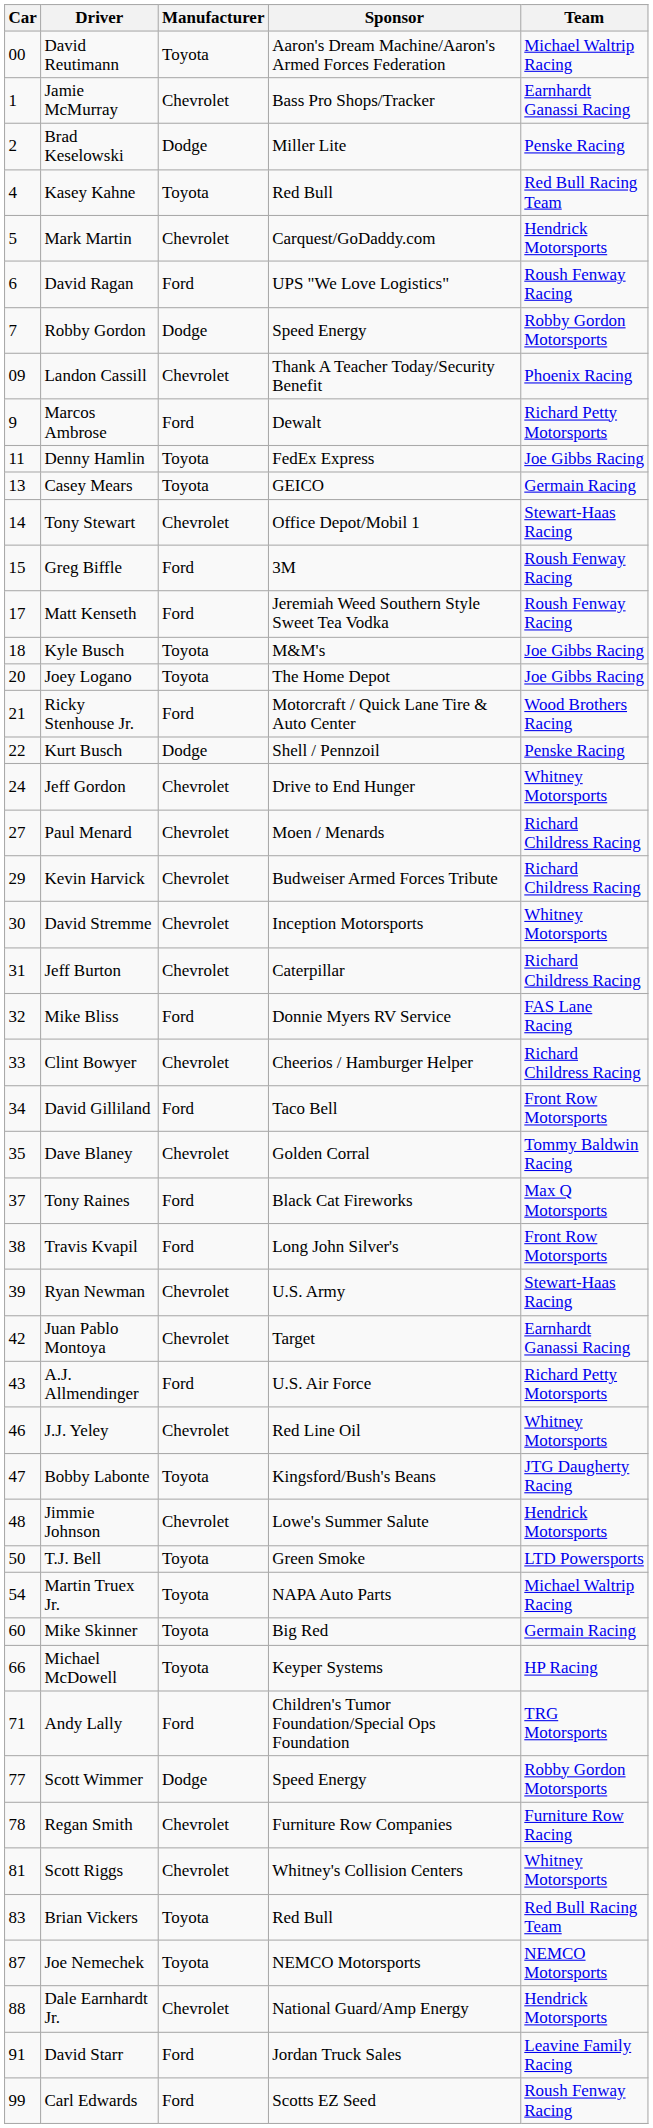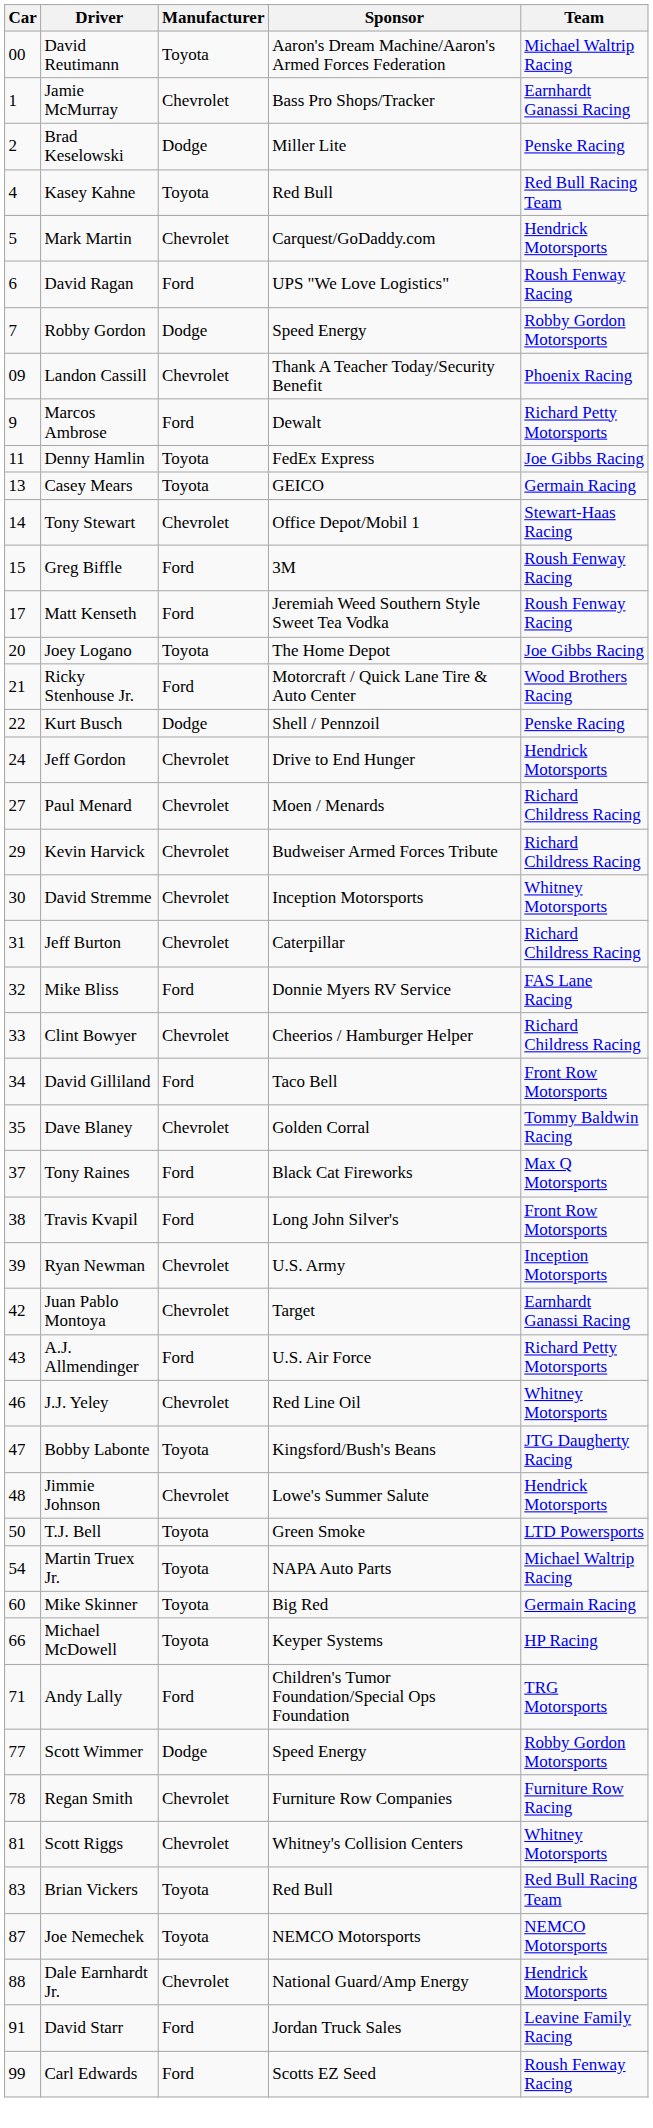- row: (84, 650)
(566, 786) Whitney Motorsports -> (566, 759) Hendrick Motorsports
(570, 1292) Stewart-Haas Racing -> (566, 1265) Inception Motorsports
